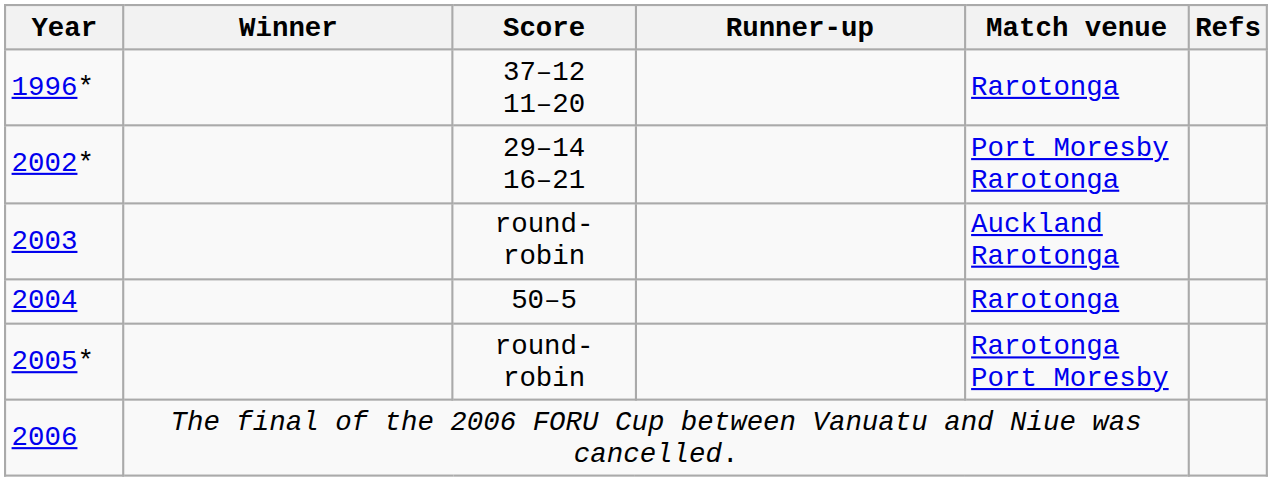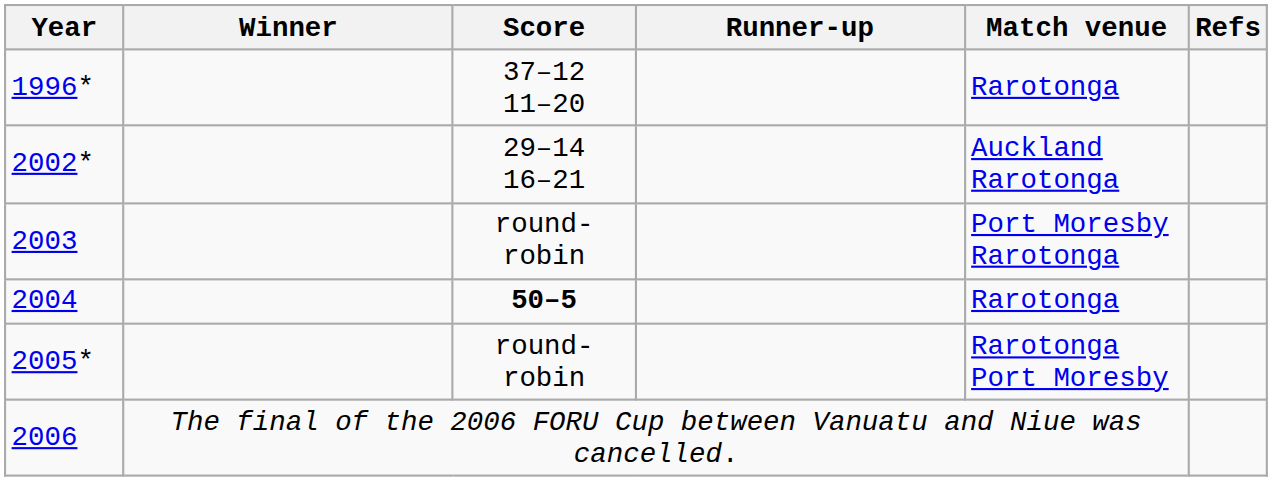(1070, 164) Port Moresby Rarotonga -> (1045, 164) Auckland Rarotonga
(1045, 241) Auckland Rarotonga -> (1070, 241) Port Moresby Rarotonga
(544, 301) normal -> (544, 301) bold
